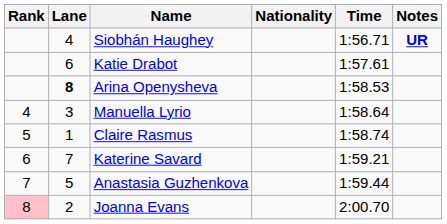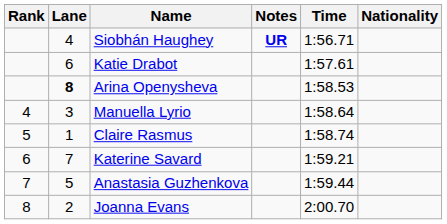columns swapped: (294, 16) <-> (417, 16)
(26, 207) pink background -> (26, 207) no background
